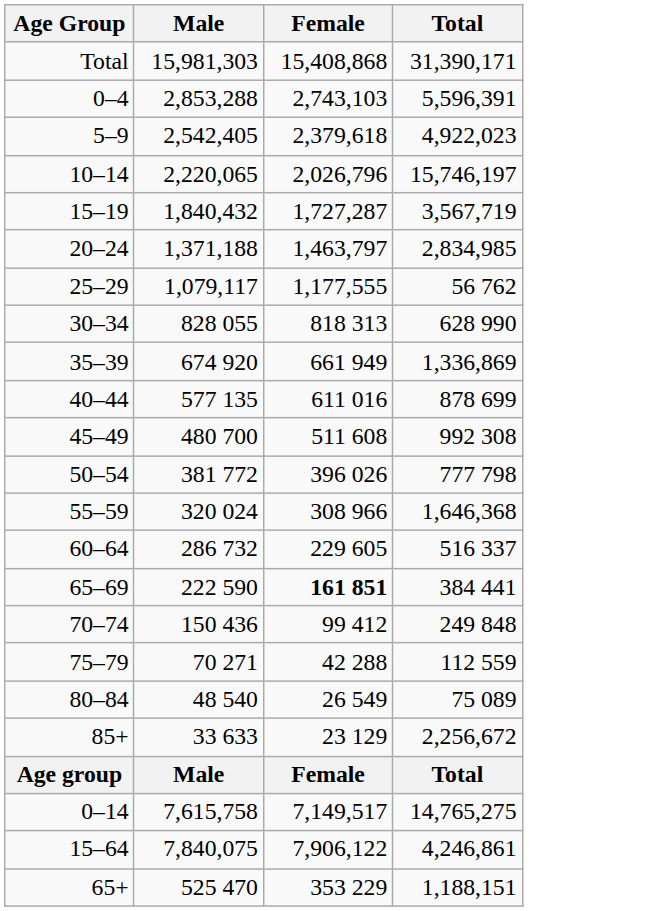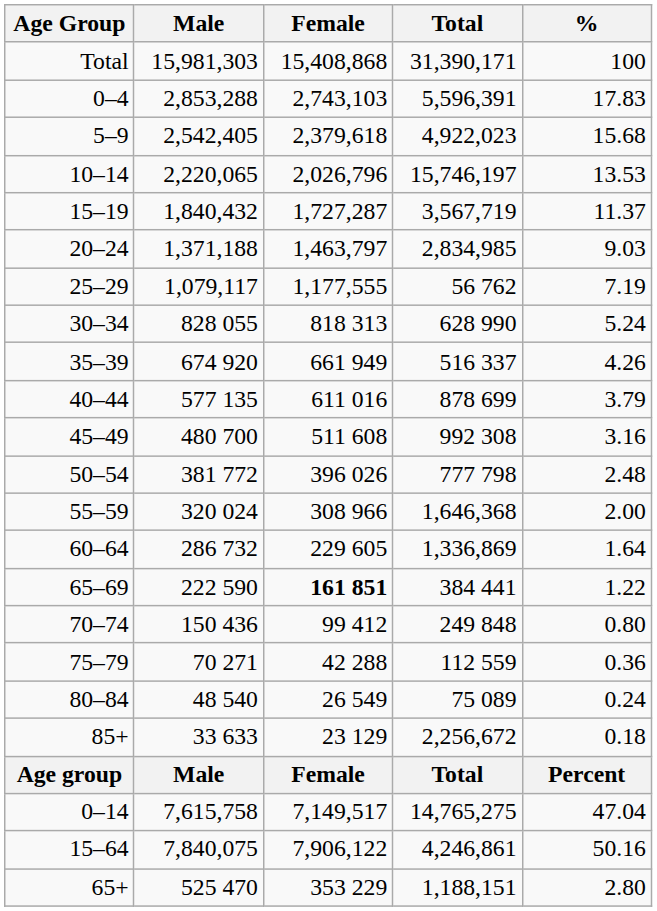+ column: (587, 23)
(469, 361) 1,336,869 -> (478, 361) 516 337
(478, 549) 516 337 -> (469, 549) 1,336,869
